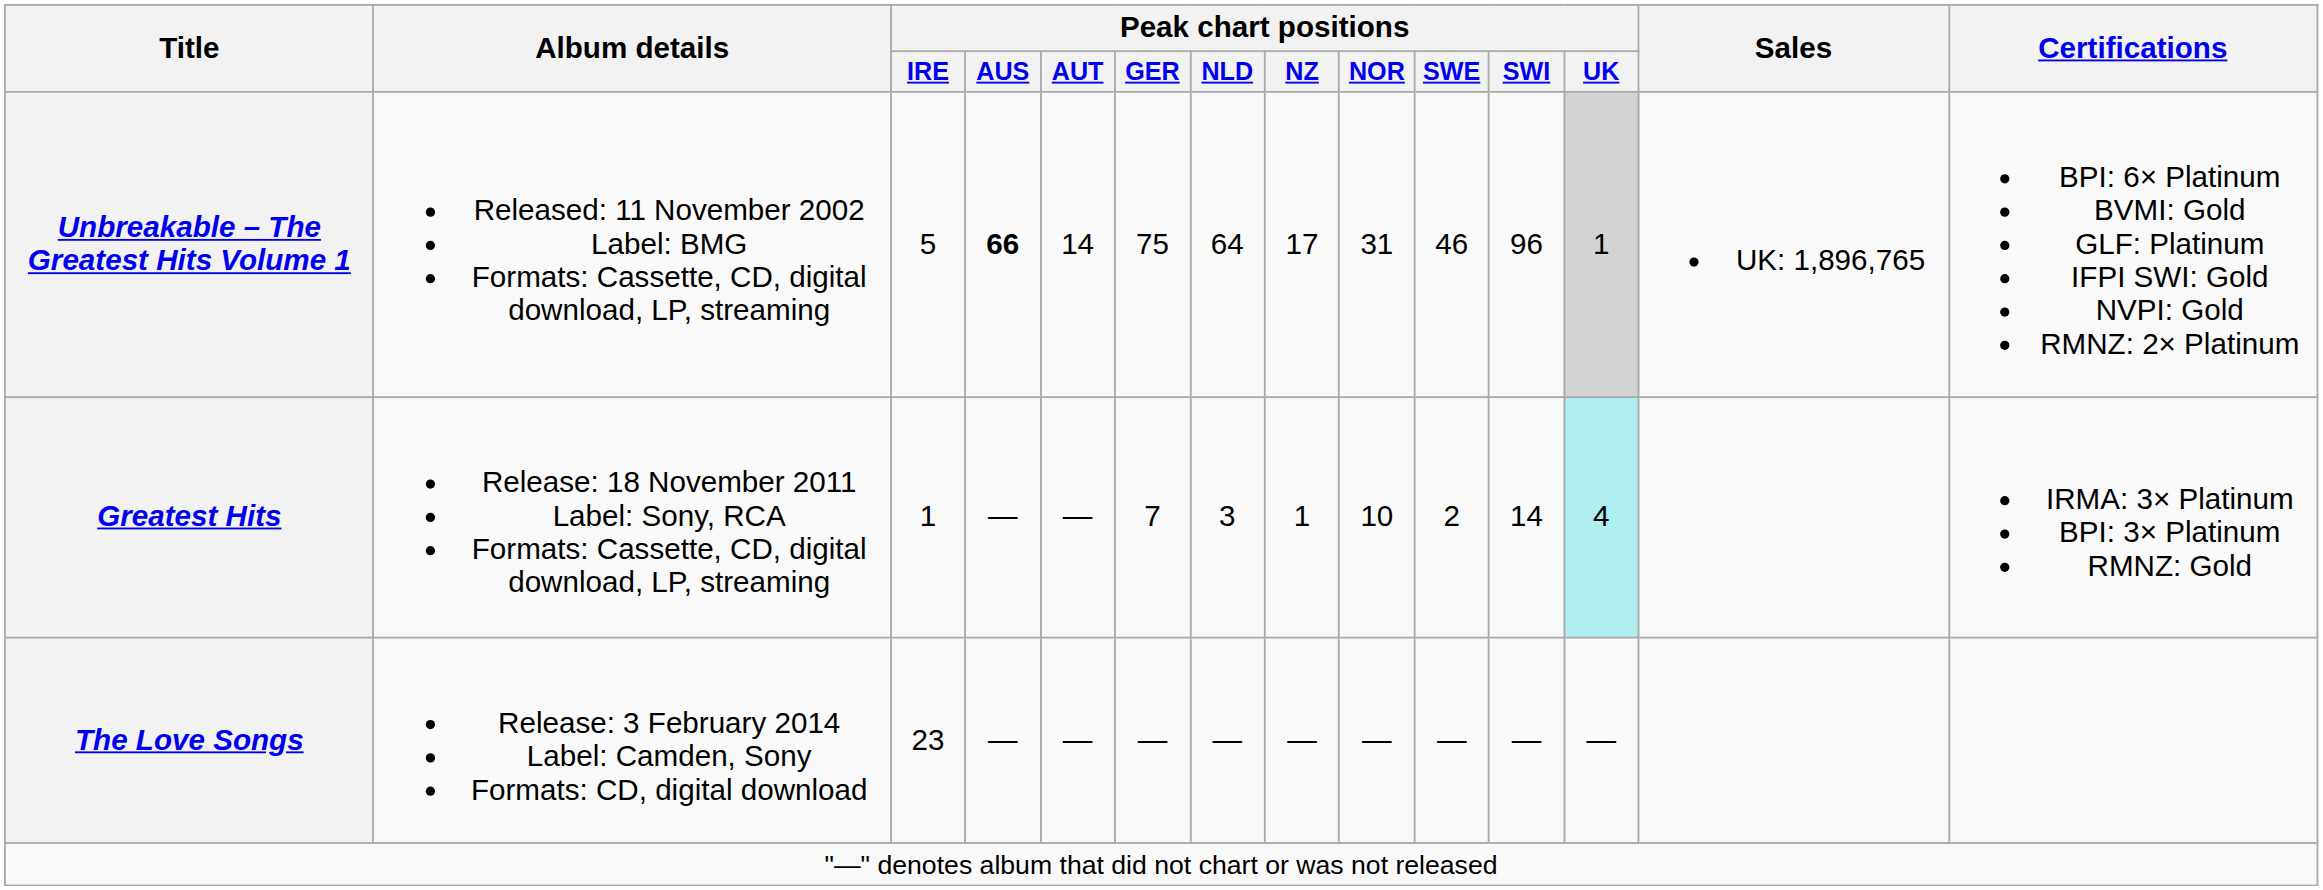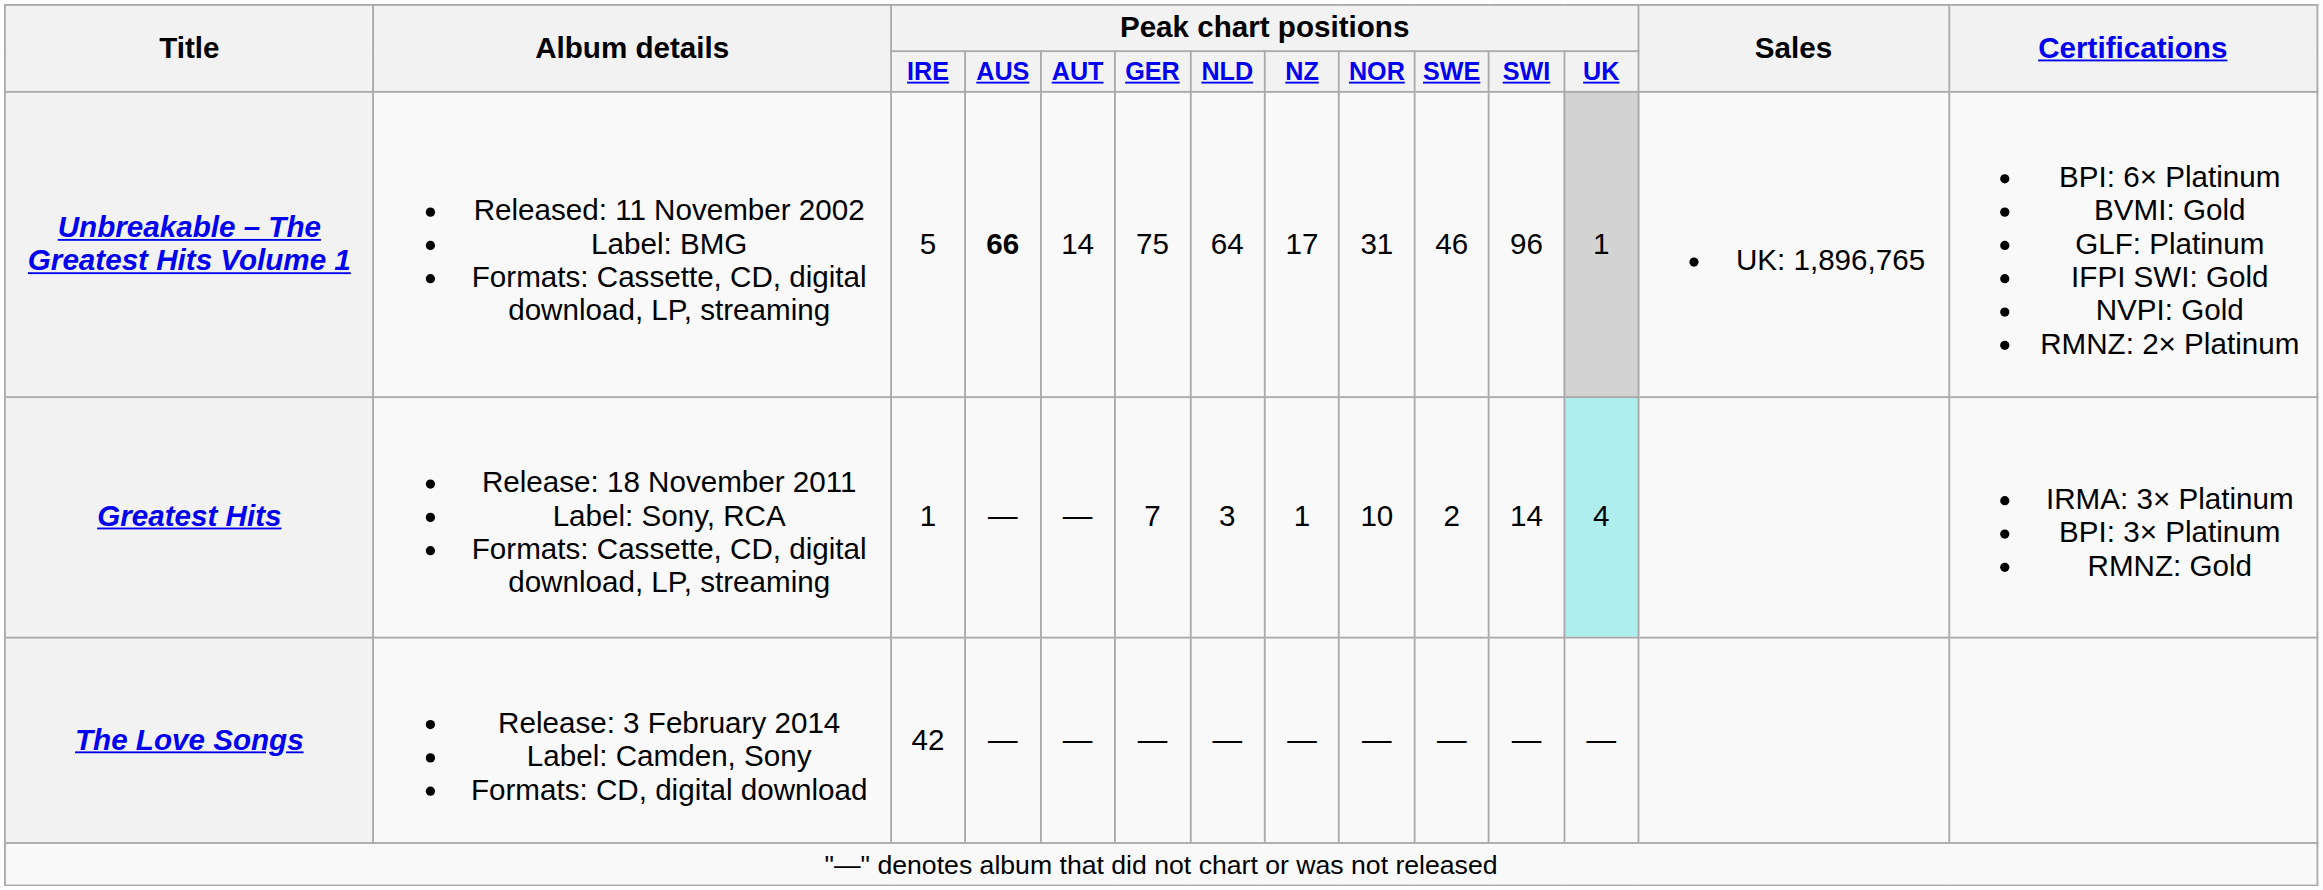(928, 739) 23 -> (928, 739) 42
